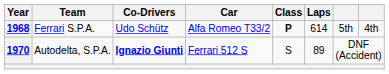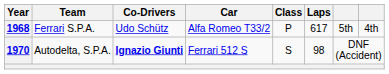(289, 29) bold -> (289, 29) normal
(319, 29) 614 -> (319, 29) 617
(319, 51) 89 -> (319, 51) 98
